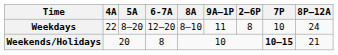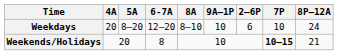(111, 27) 22 -> (111, 27) 20
(220, 27) 11 -> (220, 27) 10
(250, 27) 8 -> (250, 27) 6
